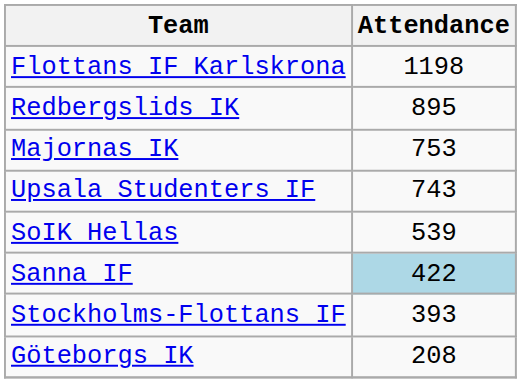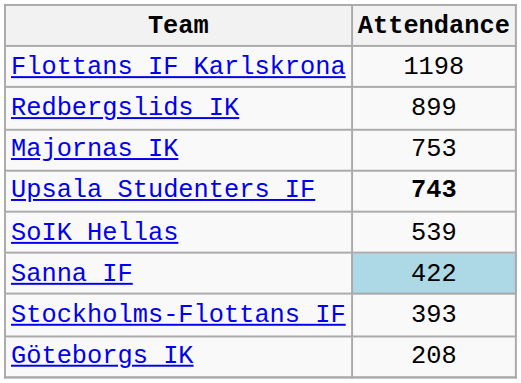(434, 108) 895 -> (434, 108) 899
(434, 191) normal -> (434, 191) bold
